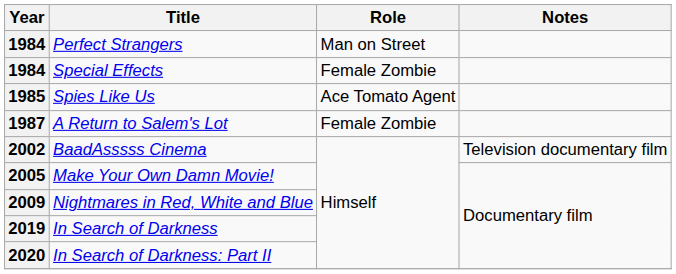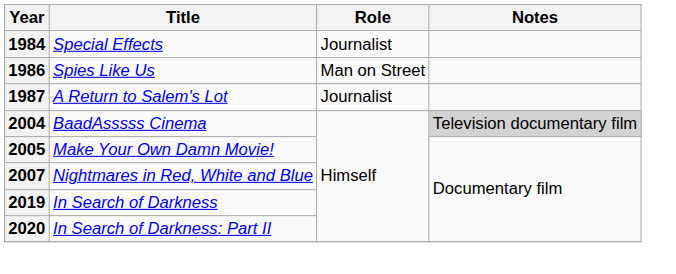- row: (118, 44)
(378, 70) Female Zombie -> (356, 44) Journalist
(27, 96) 1985 -> (27, 70) 1986
(388, 96) Ace Tomato Agent -> (373, 70) Man on Street
(378, 123) Female Zombie -> (356, 96) Journalist
(27, 149) 2002 -> (27, 123) 2004
(565, 149) no background -> (535, 123) lightgrey background
(27, 202) 2009 -> (27, 176) 2007
